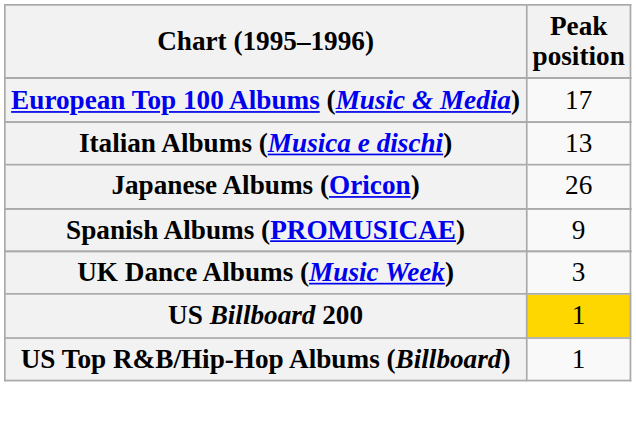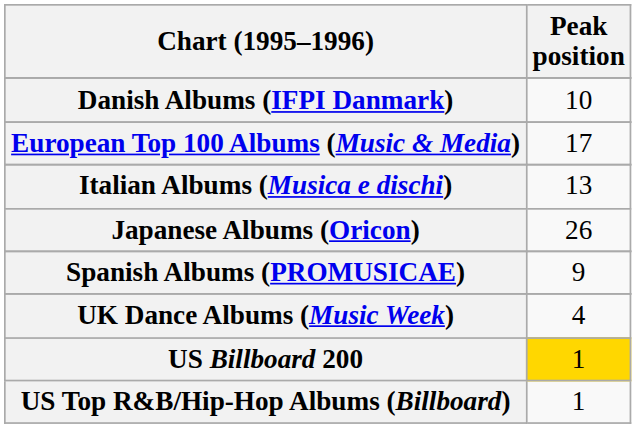+ row: (266, 99)
(579, 272) 3 -> (579, 315) 4
